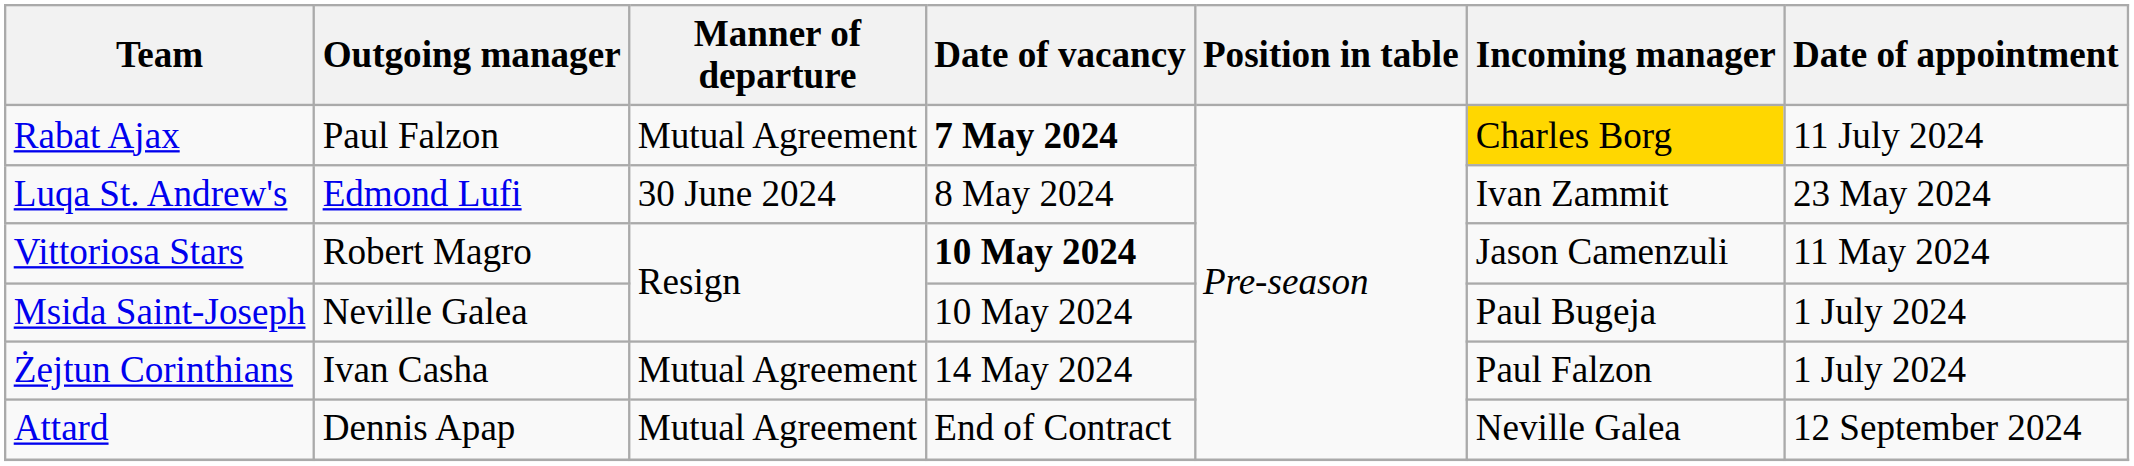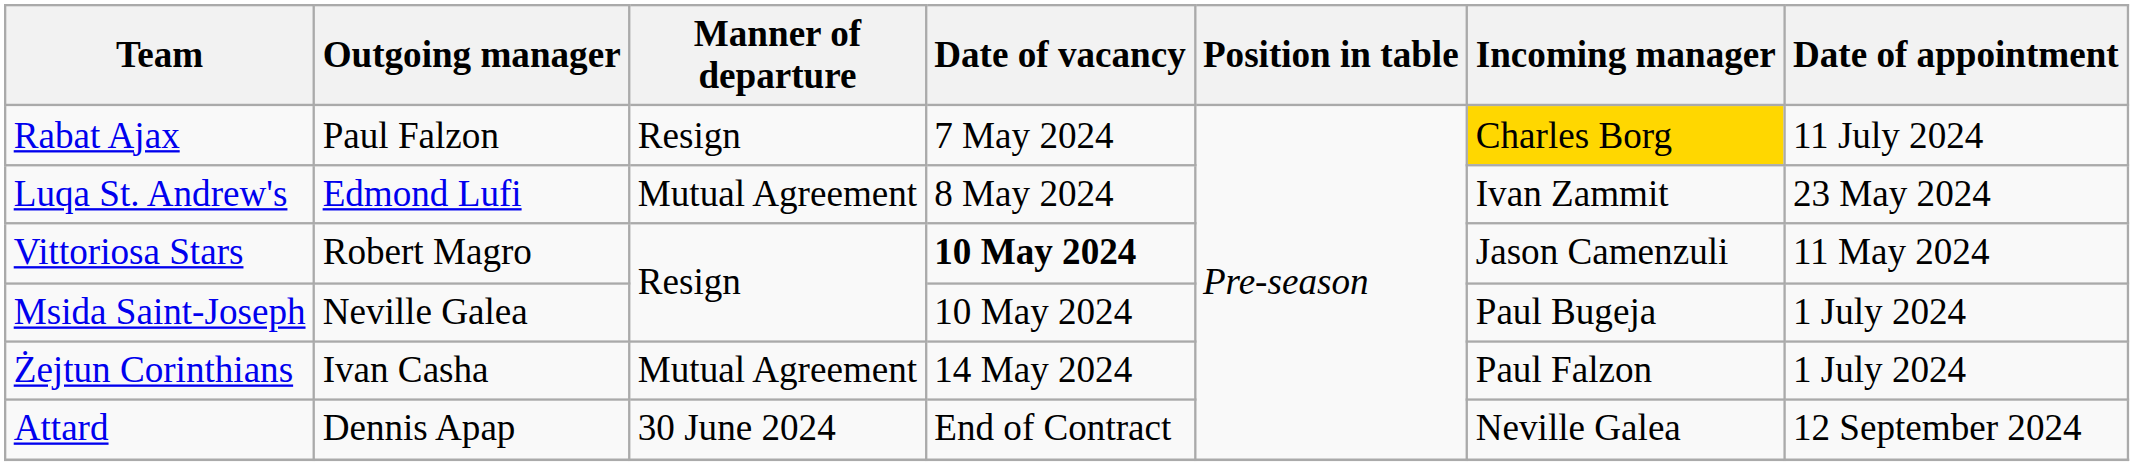(777, 134) Mutual Agreement -> (689, 134) Resign
(1026, 134) bold -> (1024, 134) normal
(737, 193) 30 June 2024 -> (777, 193) Mutual Agreement
(777, 428) Mutual Agreement -> (737, 428) 30 June 2024
